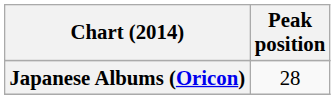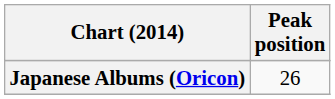(290, 77) 28 -> (290, 77) 26
